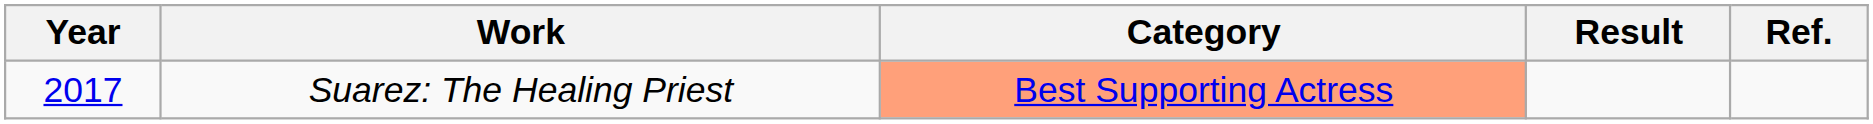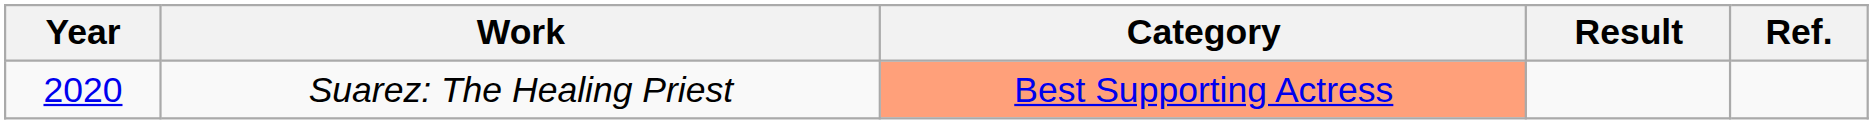(83, 88) 2017 -> (83, 88) 2020
